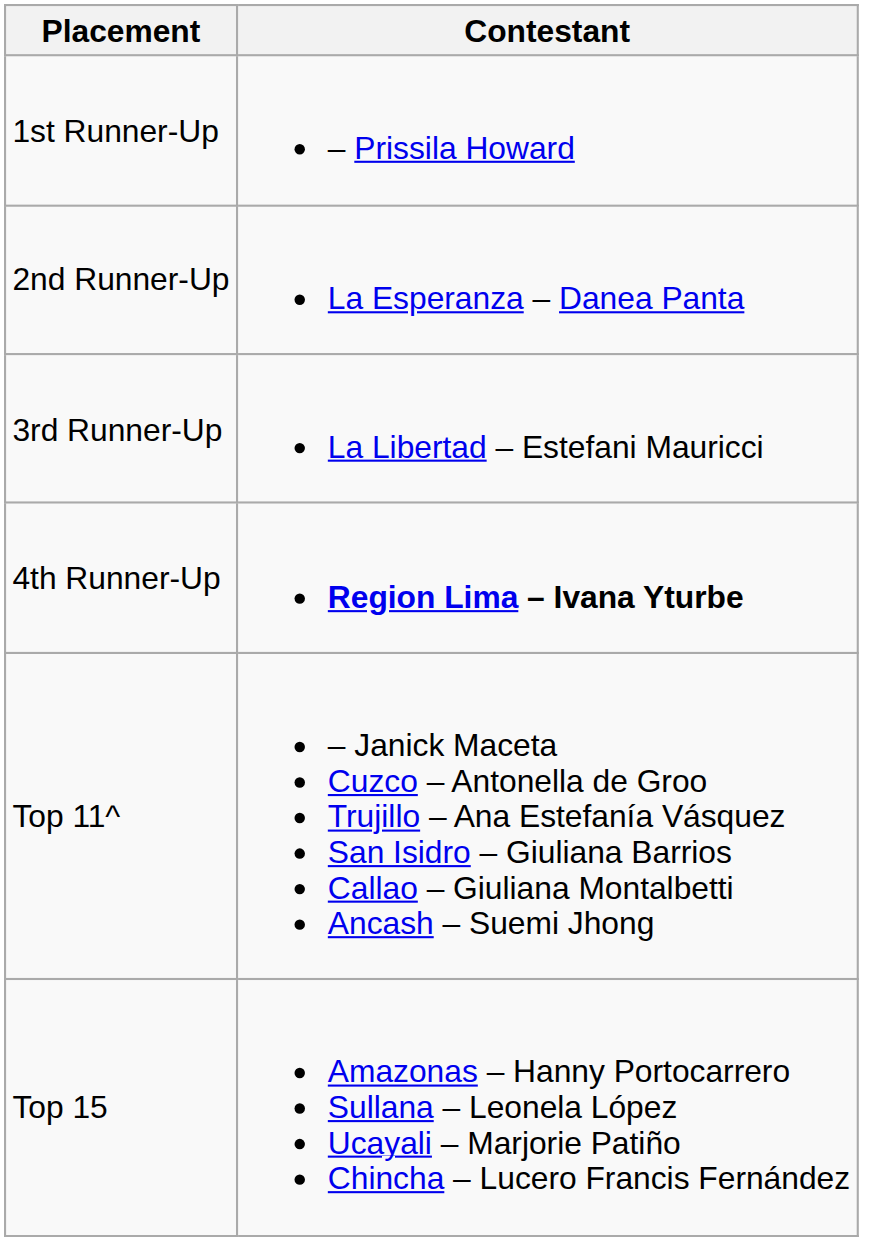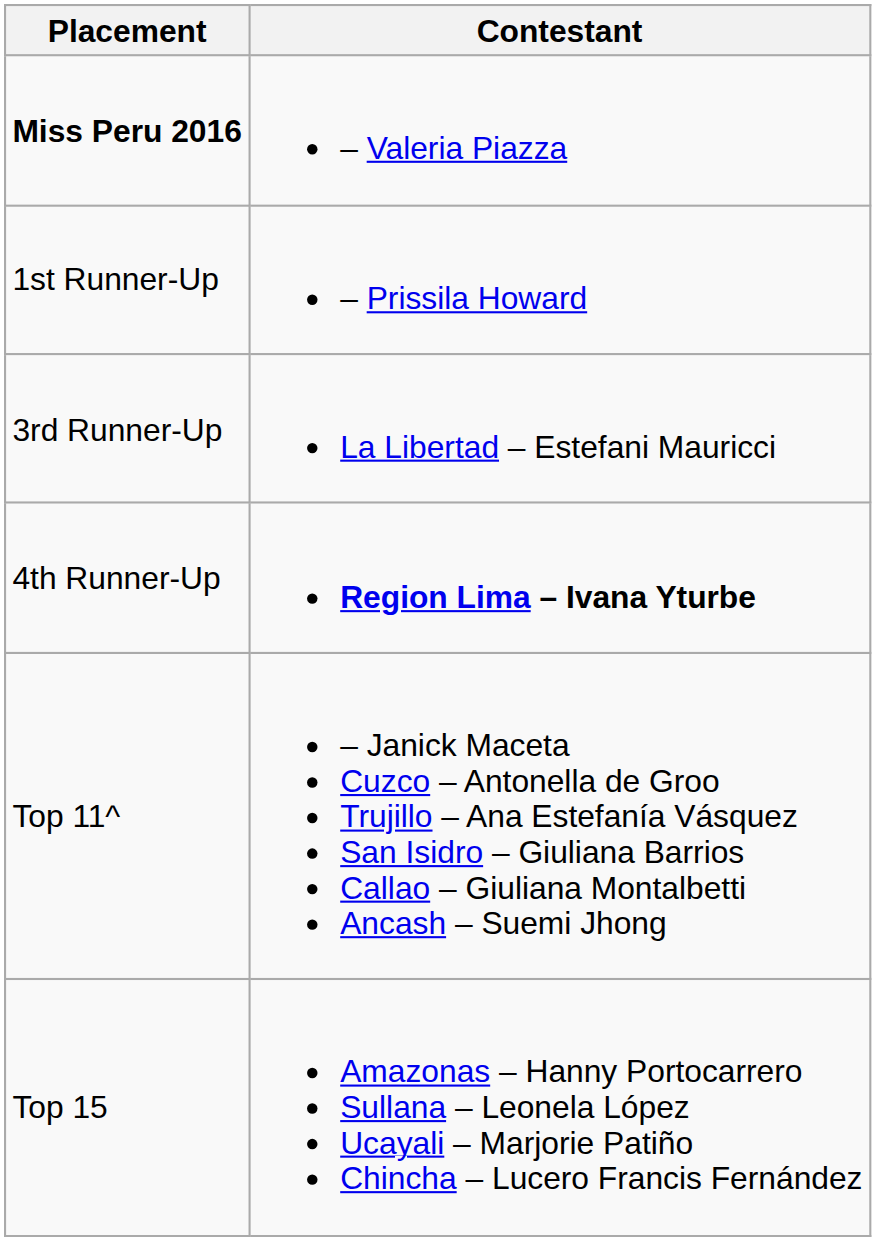+ row: (127, 130)
- row: (121, 279)
